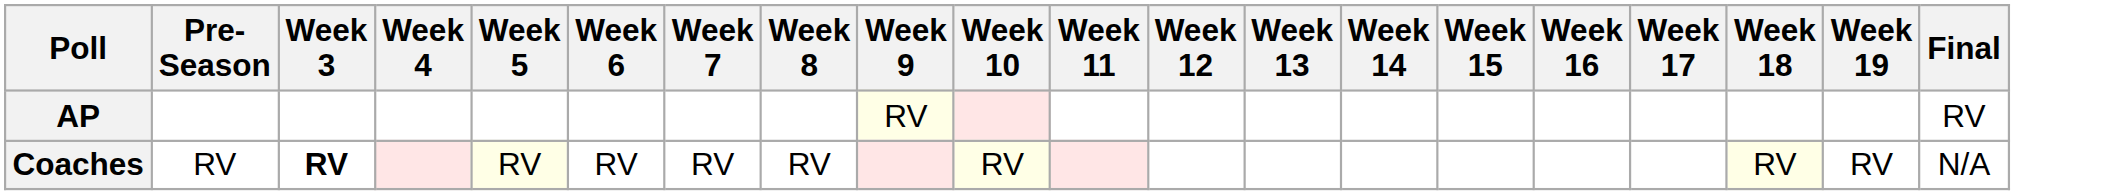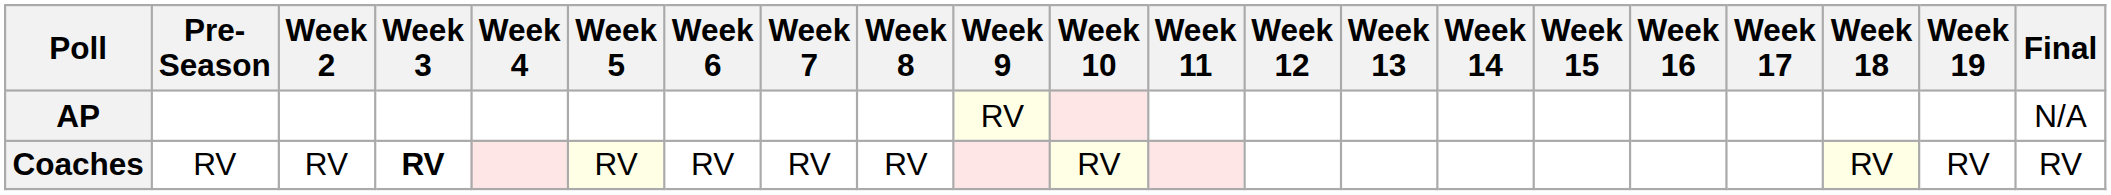+ column: (326, 48)
(1964, 115) RV -> (2061, 115) N/A
(1964, 165) N/A -> (2061, 165) RV
